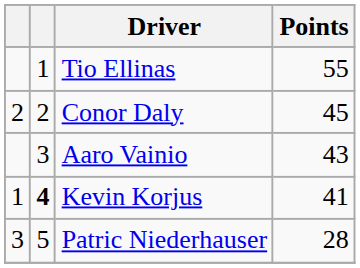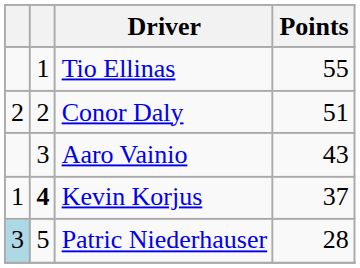(336, 111) 45 -> (336, 111) 51
(336, 196) 41 -> (336, 196) 37
(18, 239) no background -> (18, 239) lightblue background
